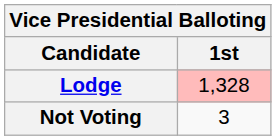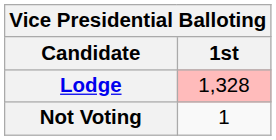(224, 118) 3 -> (224, 118) 1
